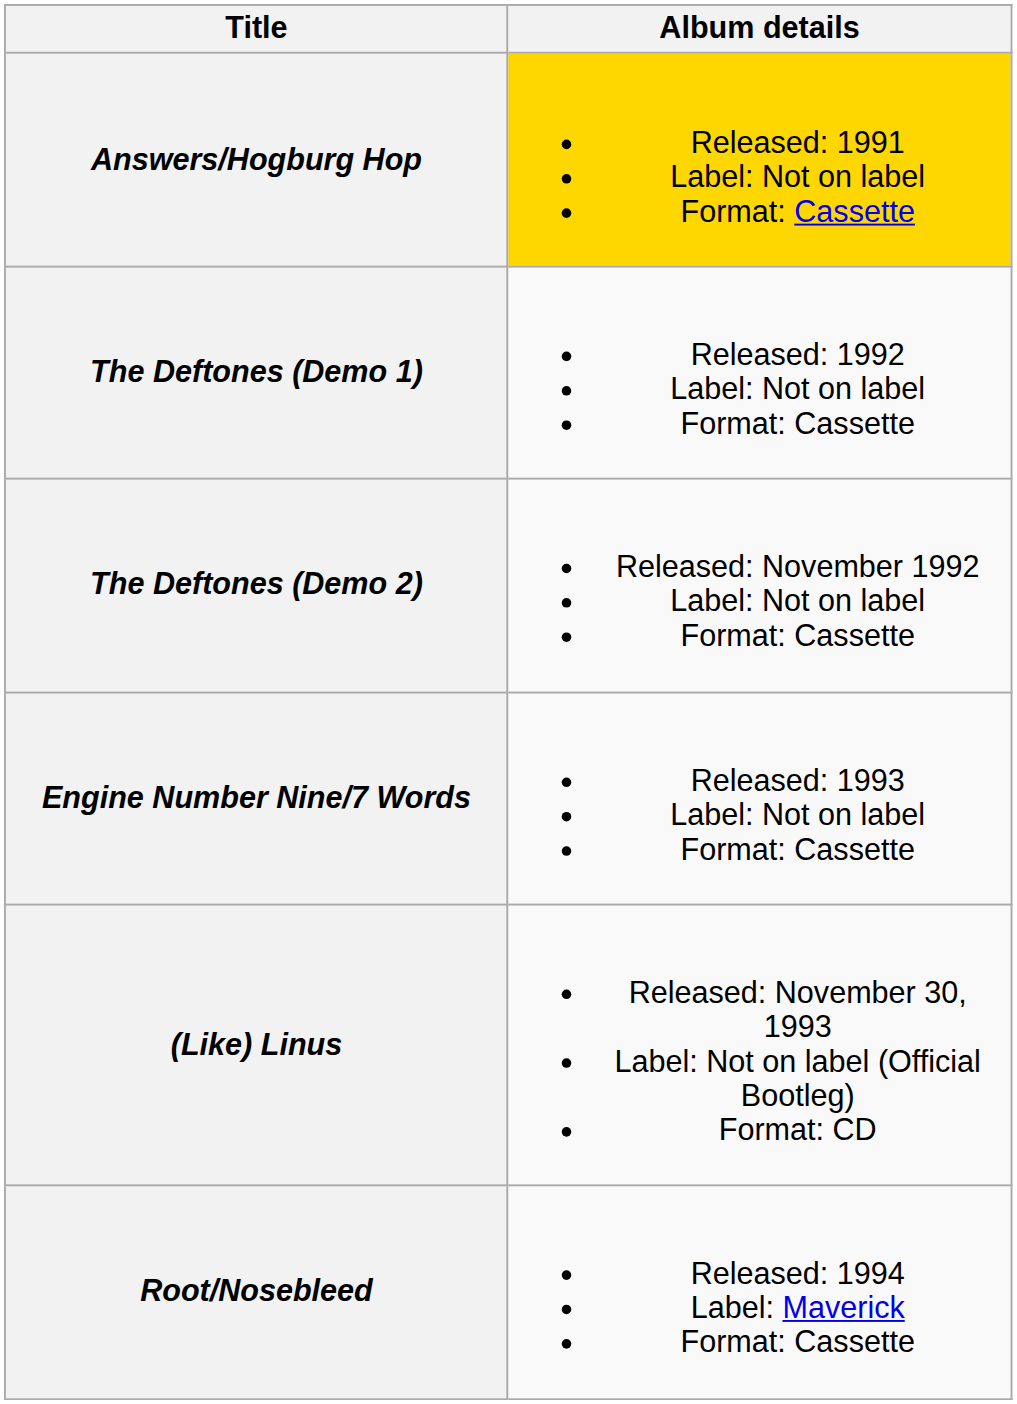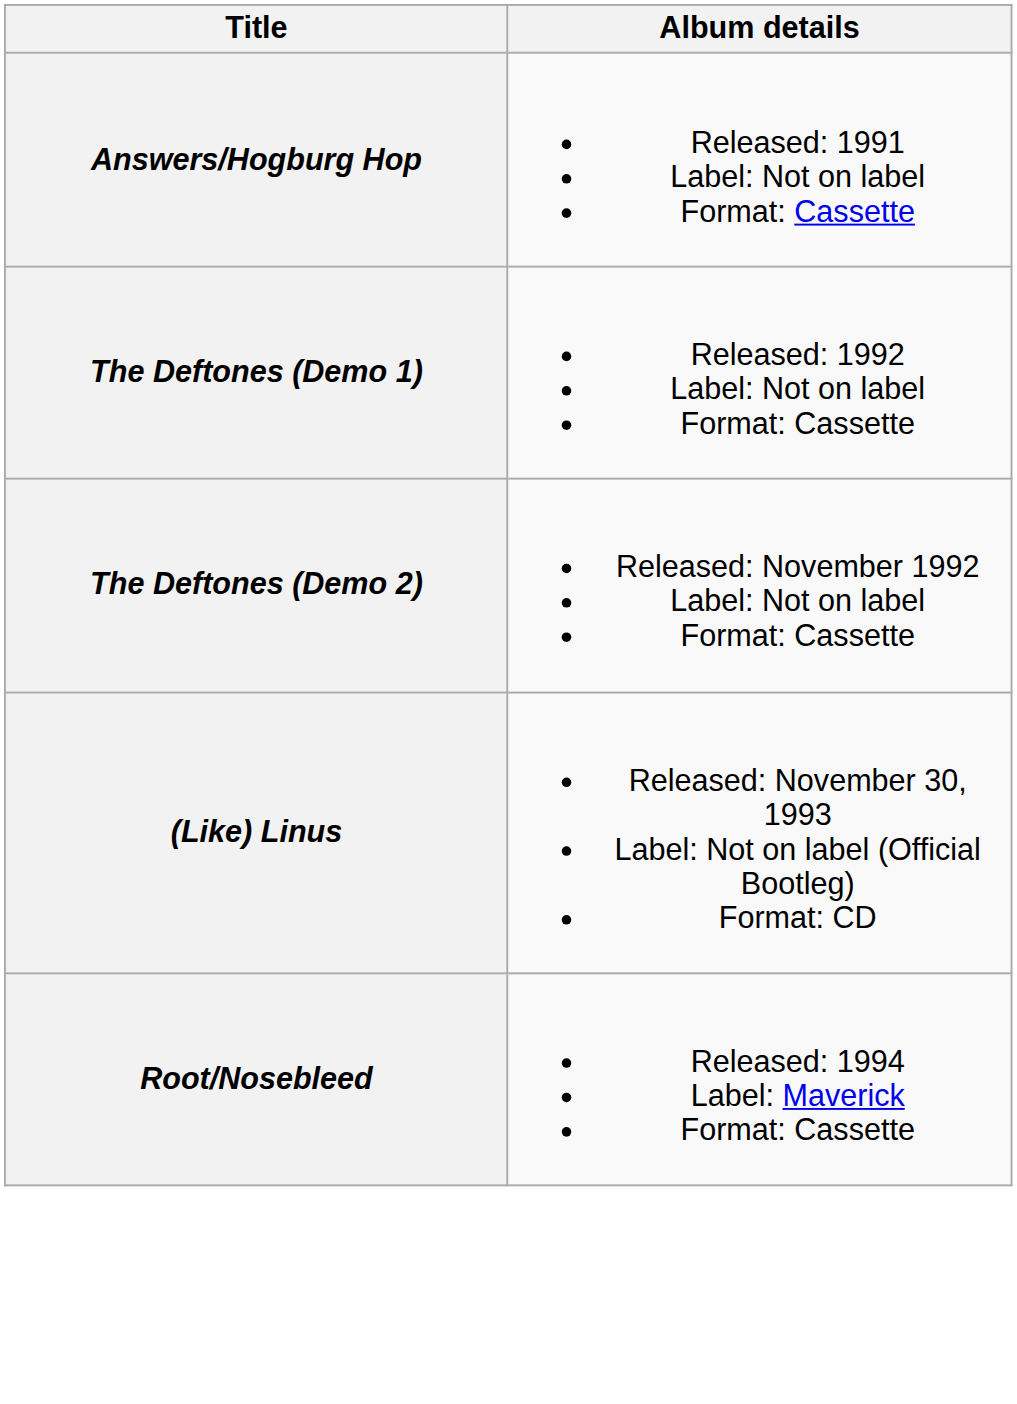(760, 177) gold background -> (760, 177) no background
- row: (256, 797)
